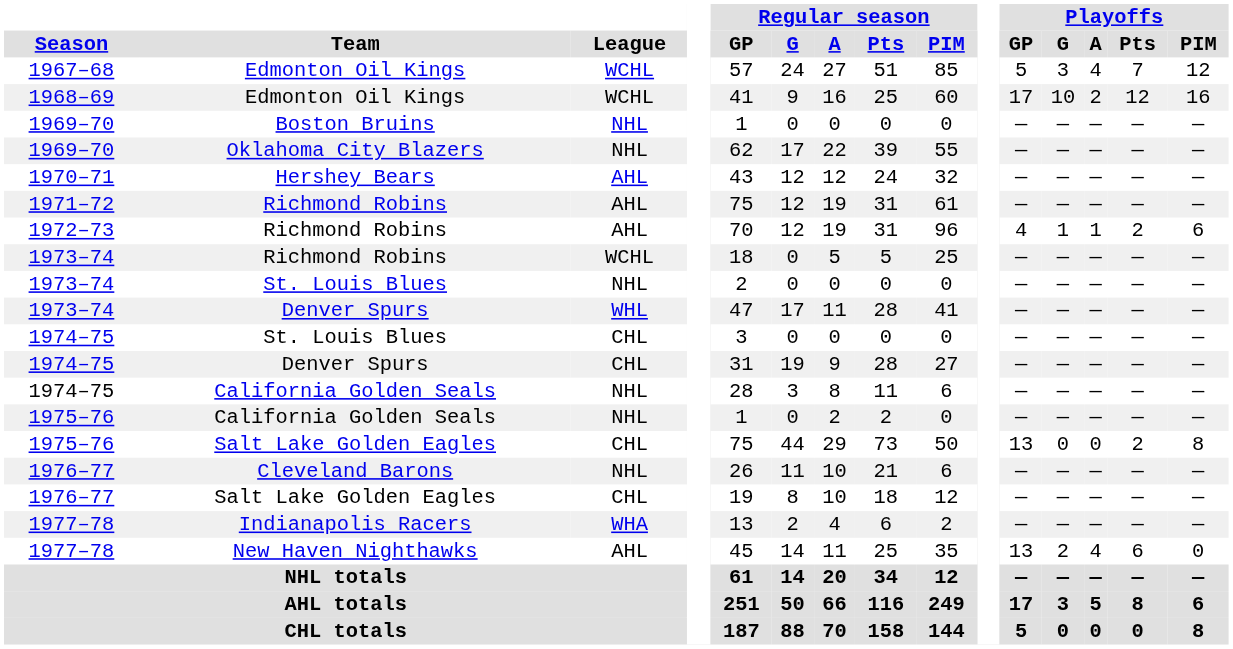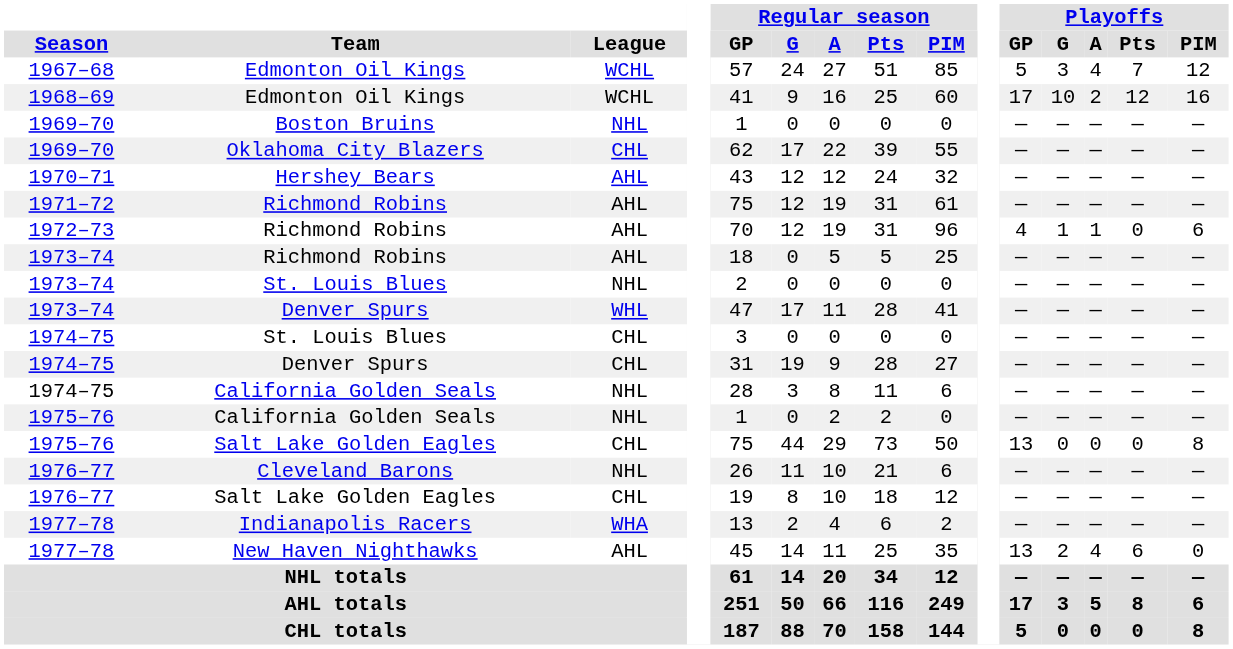(630, 151) NHL -> (630, 151) CHL
(1138, 231) 2 -> (1138, 231) 0
(630, 258) WCHL -> (630, 258) AHL
(1138, 444) 2 -> (1138, 444) 0
